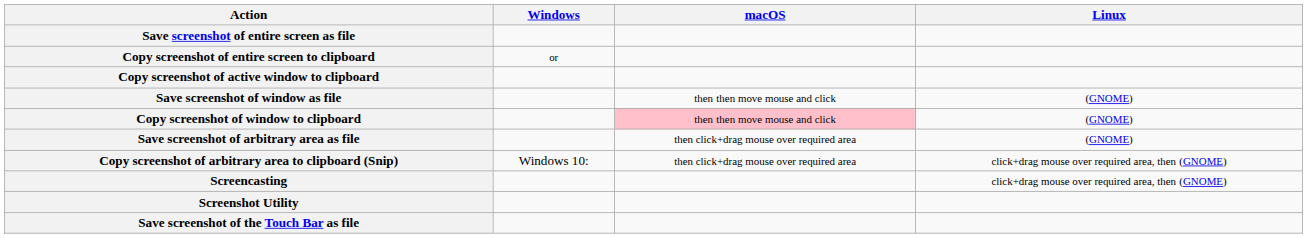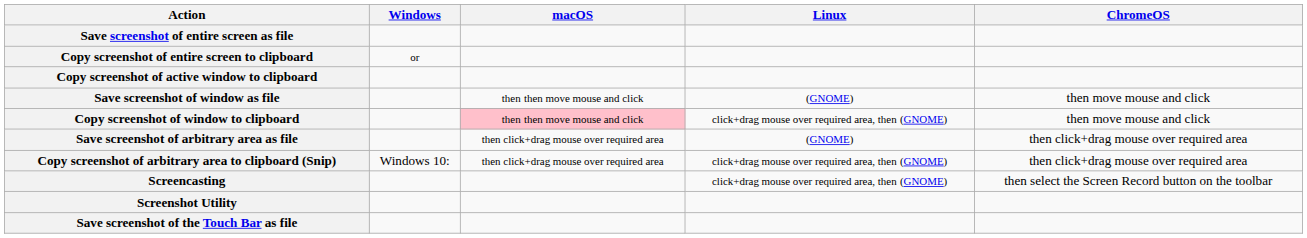+ column: (1138, 14)
(1109, 119) (GNOME) -> (830, 118) click+drag mouse over required area, then (GNOME)
